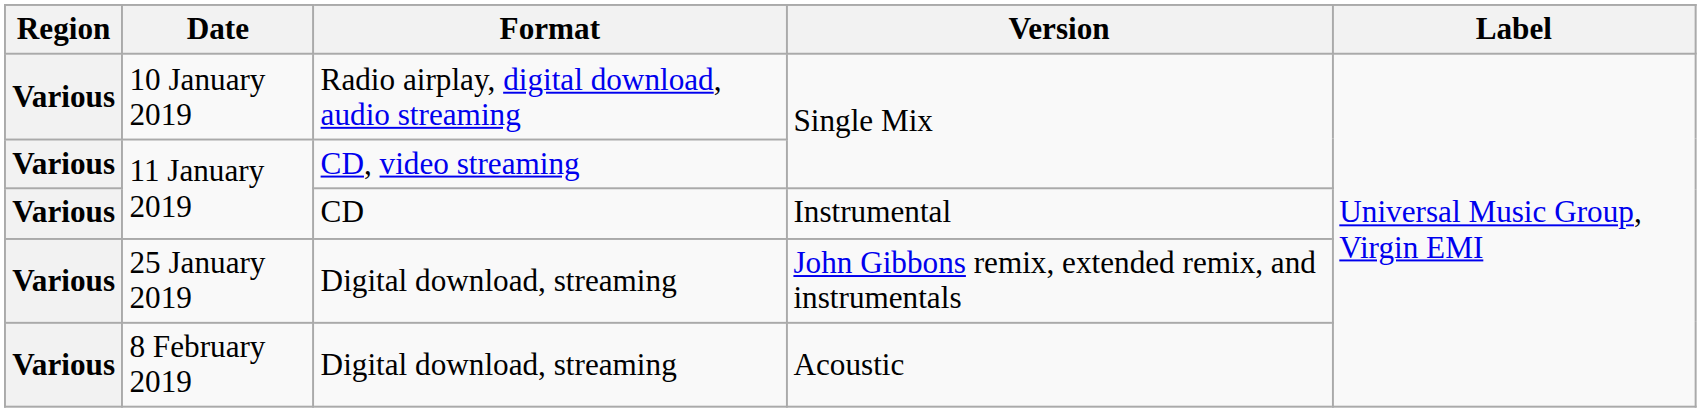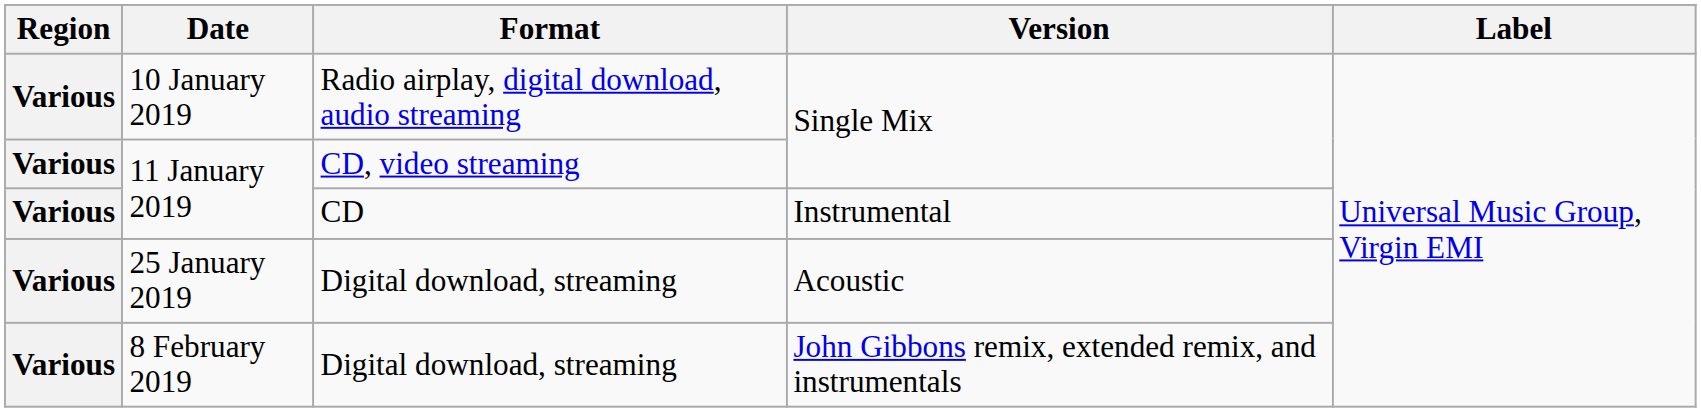(1055, 279) John Gibbons remix, extended remix, and instrumentals -> (849, 279) Acoustic
(849, 364) Acoustic -> (1055, 364) John Gibbons remix, extended remix, and instrumentals
